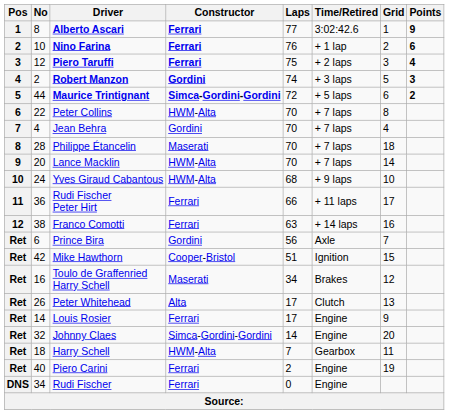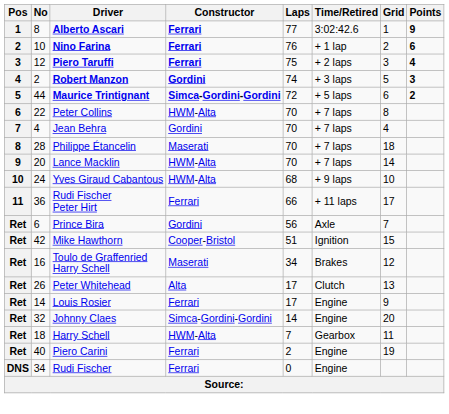- row: (88, 224)
